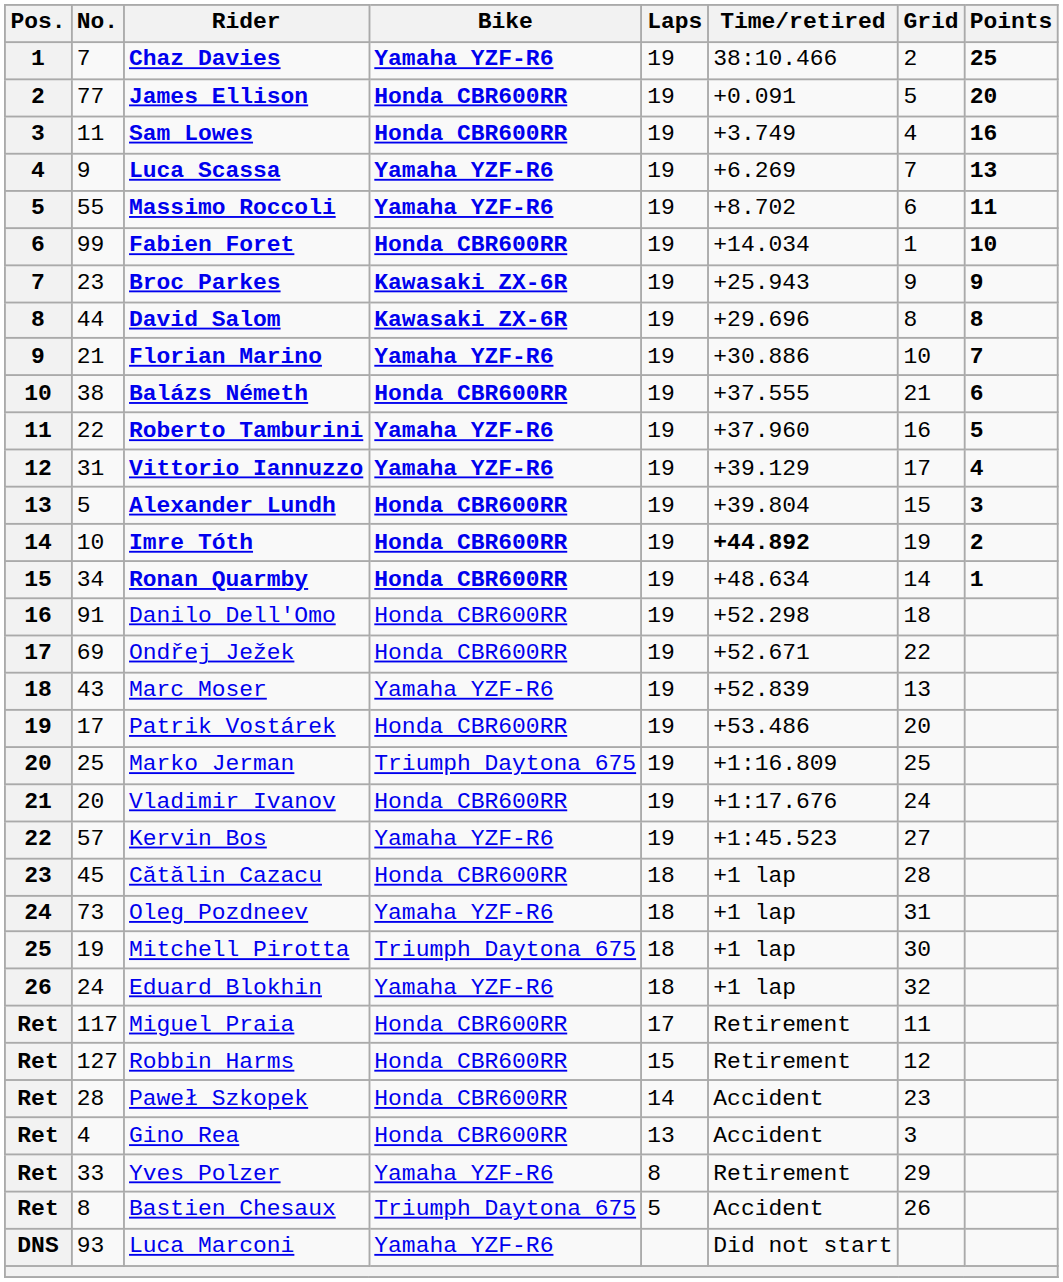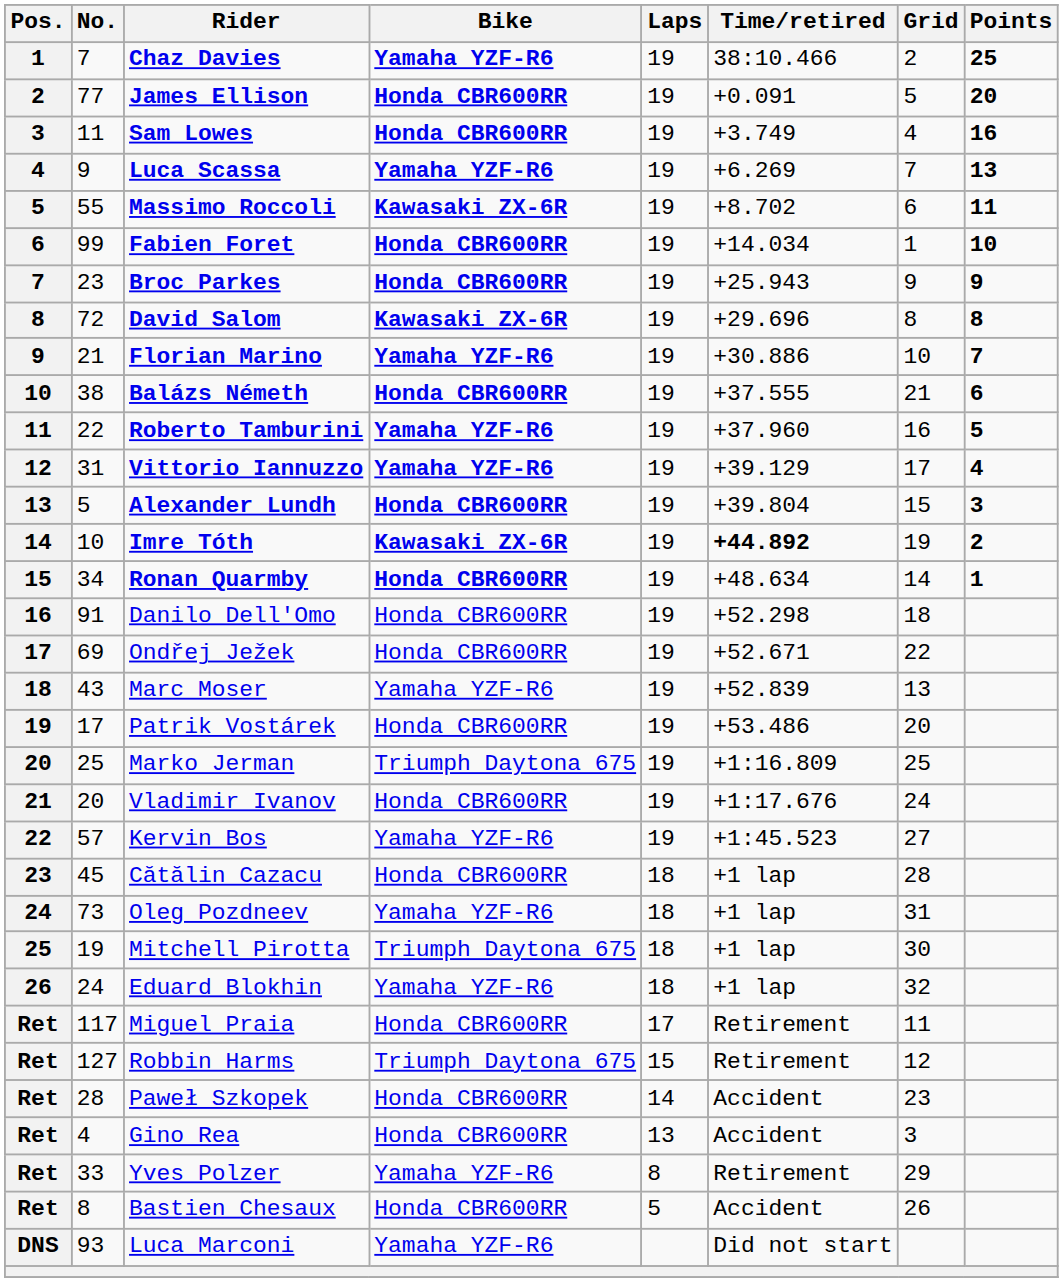(464, 209) Yamaha YZF-R6 -> (471, 209) Kawasaki ZX-6R
(471, 283) Kawasaki ZX-6R -> (471, 283) Honda CBR600RR
(90, 320) 44 -> (90, 320) 72
(471, 543) Honda CBR600RR -> (471, 543) Kawasaki ZX-6R
(471, 1062) Honda CBR600RR -> (505, 1062) Triumph Daytona 675
(505, 1210) Triumph Daytona 675 -> (471, 1210) Honda CBR600RR
